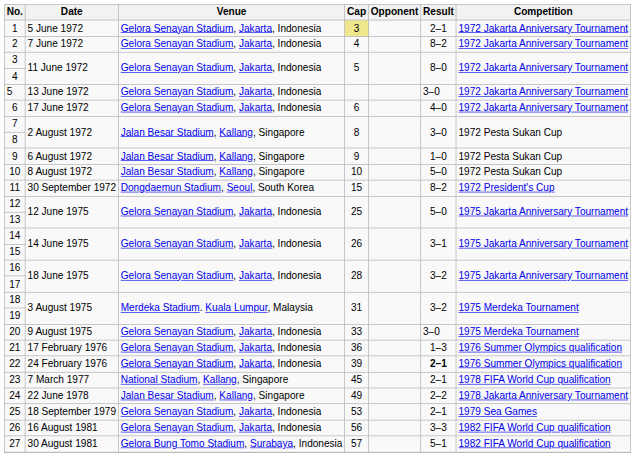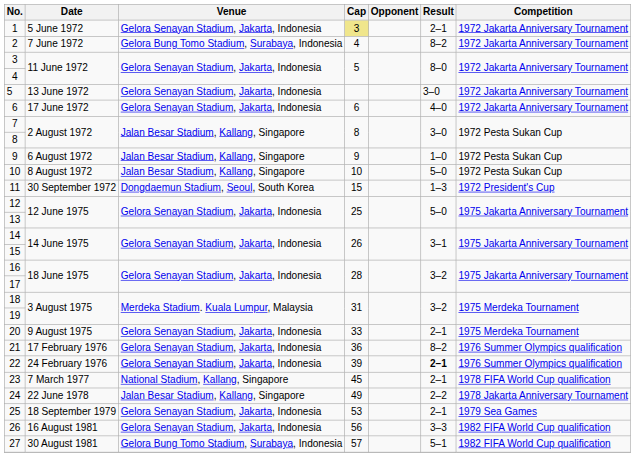(221, 44) Gelora Senayan Stadium, Jakarta, Indonesia -> (232, 44) Gelora Bung Tomo Stadium, Surabaya, Indonesia
(438, 188) 8–2 -> (438, 188) 1–3
(431, 332) 3–0 -> (438, 332) 2–1
(438, 348) 1–3 -> (438, 348) 8–2
